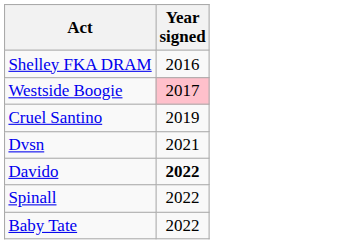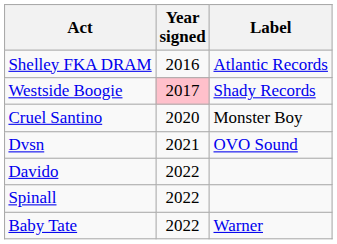+ column: (271, 27)
(183, 117) 2019 -> (183, 117) 2020
(183, 171) bold -> (183, 171) normal
